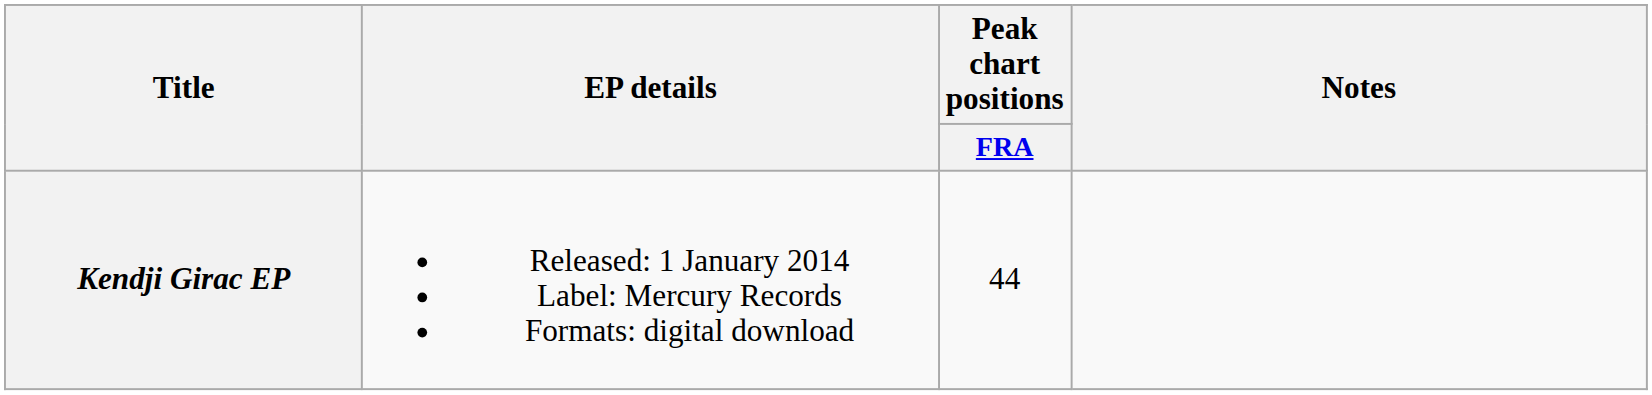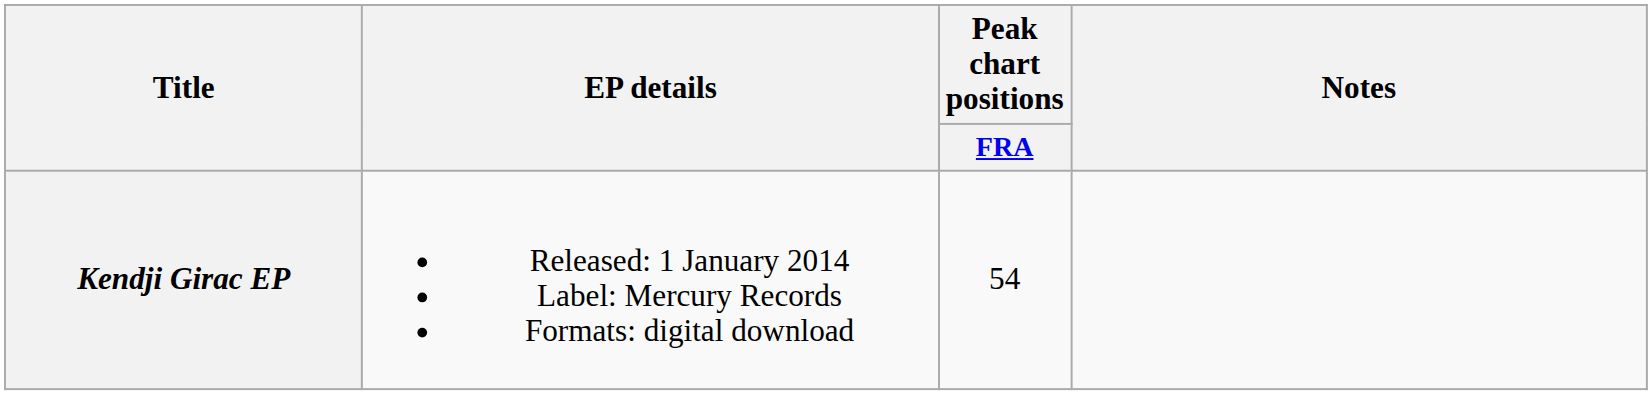(1005, 279) 44 -> (1005, 279) 54
